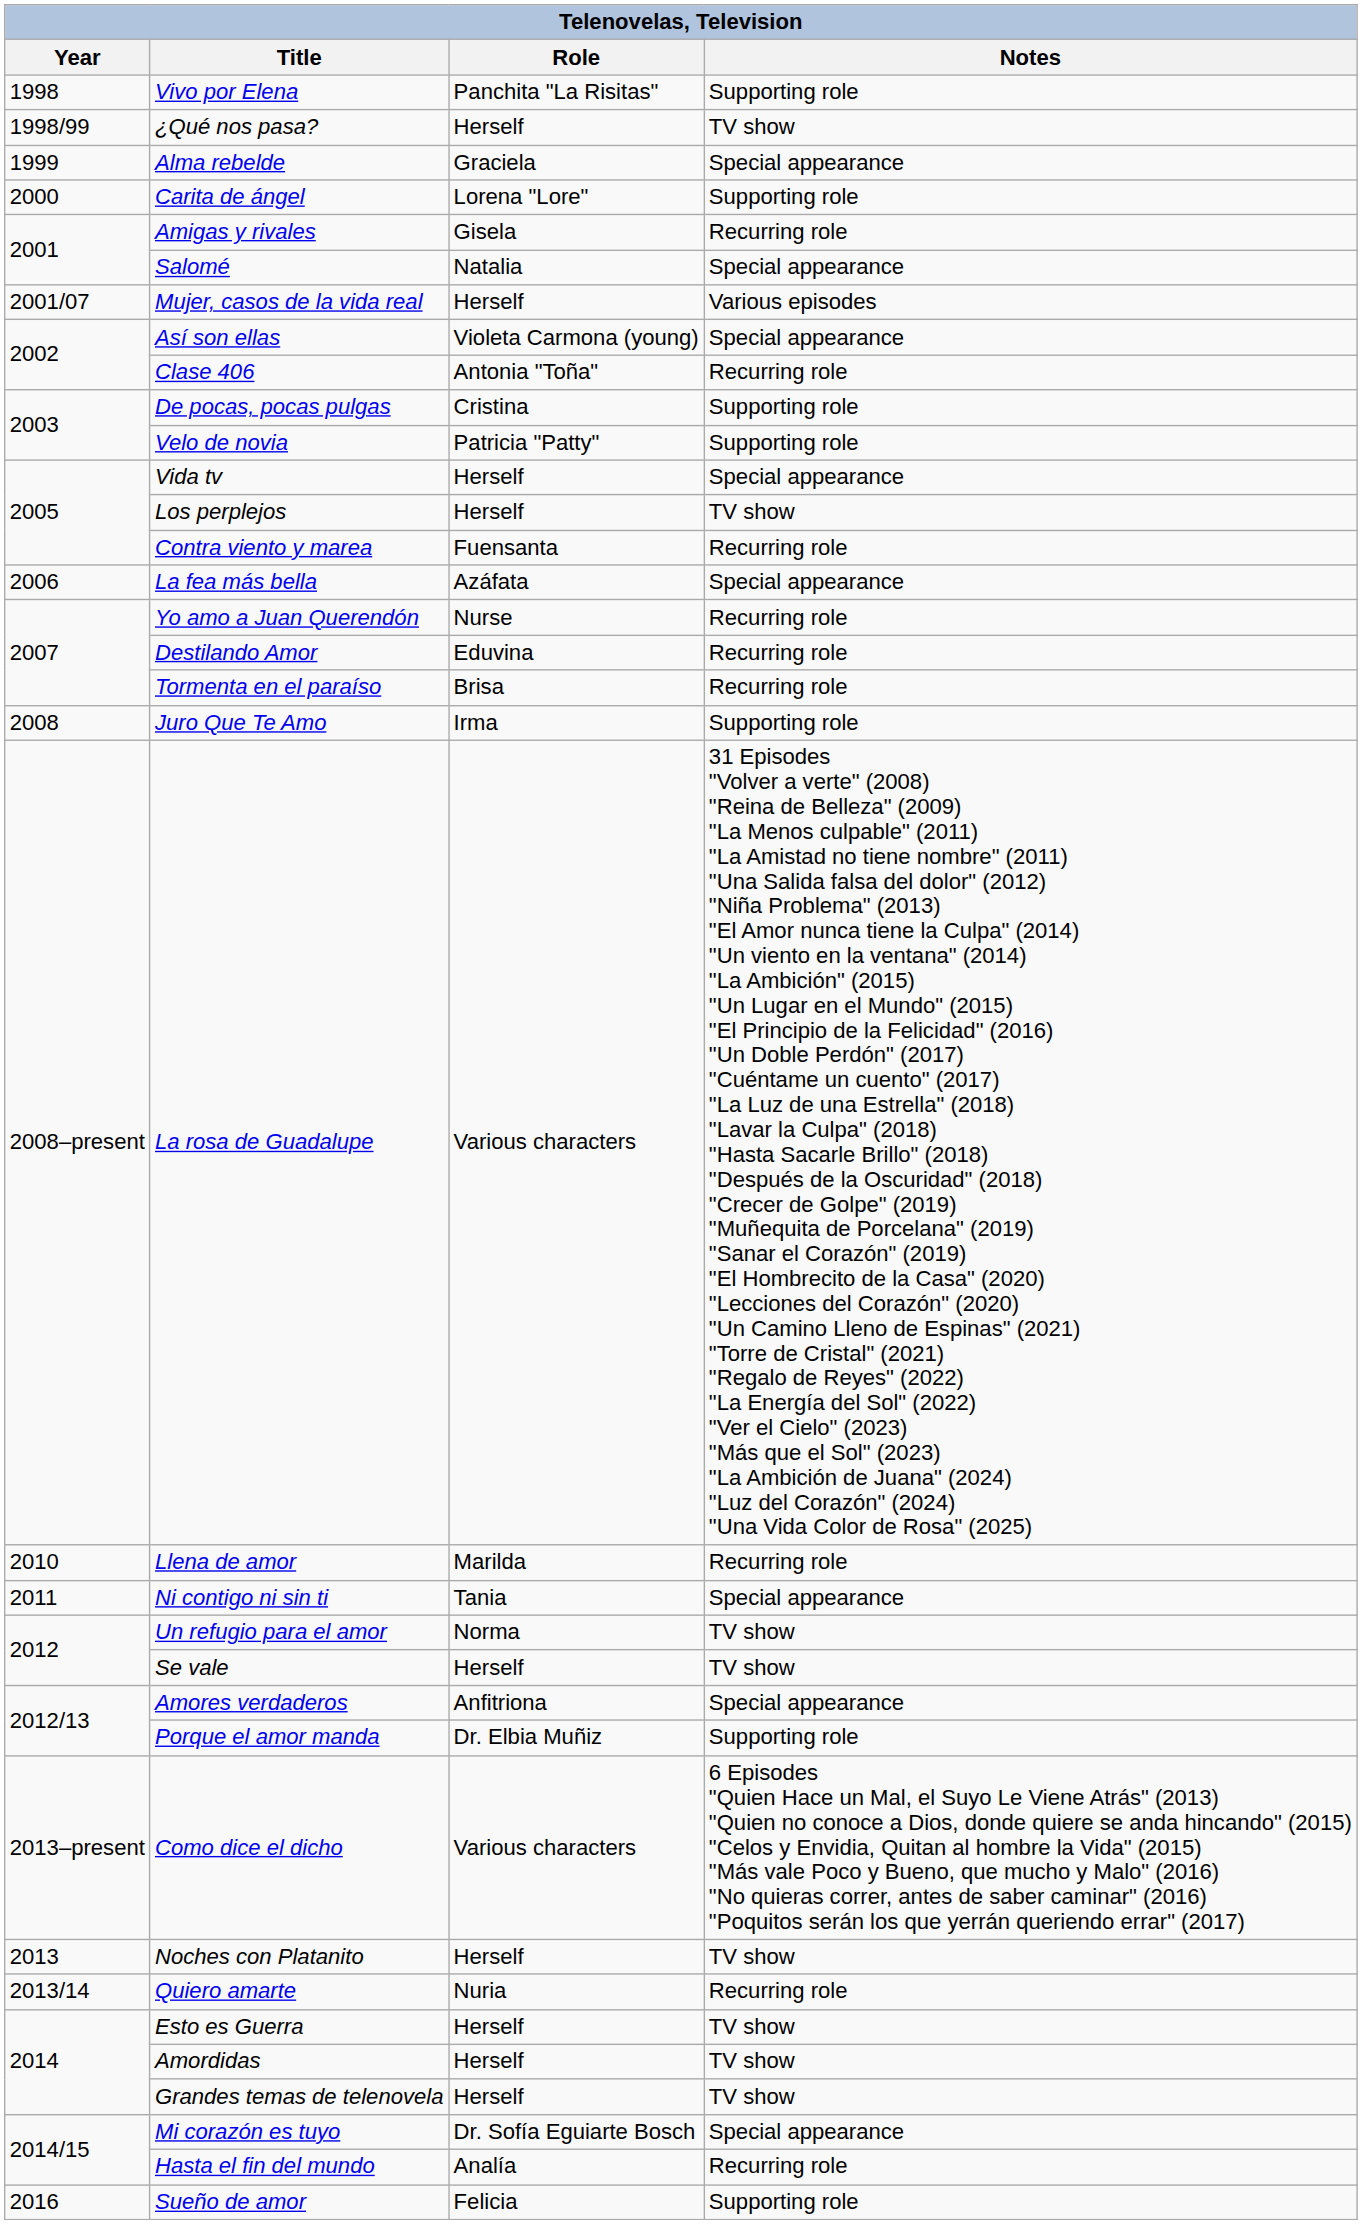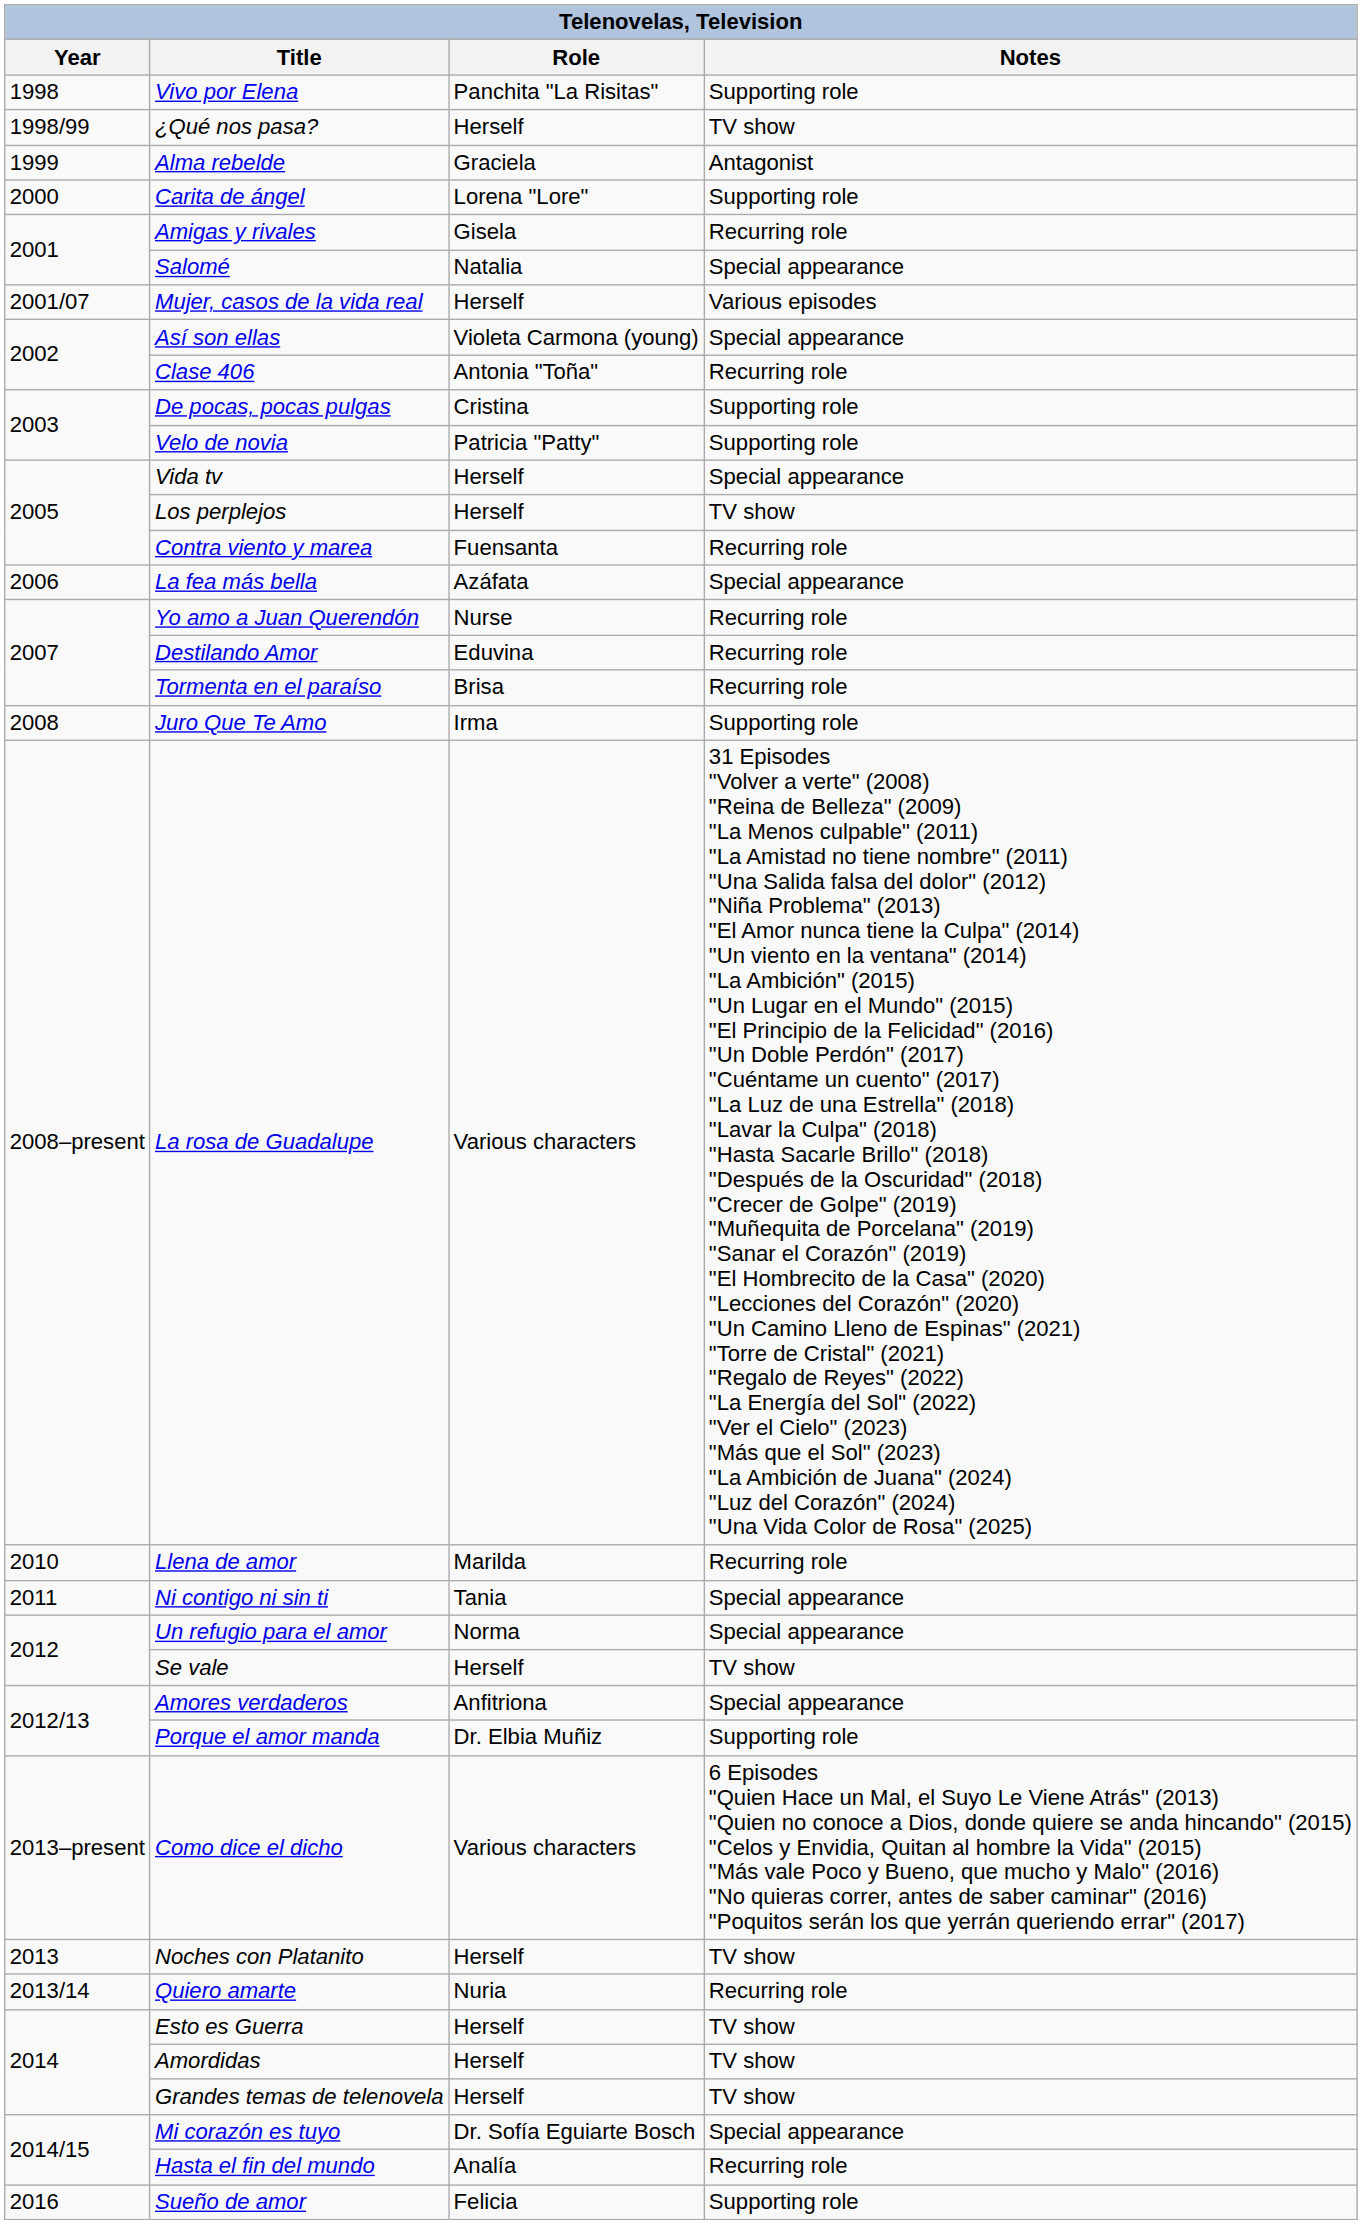(806, 162) Special appearance -> (761, 162) Antagonist
(752, 1632) TV show -> (806, 1632) Special appearance
